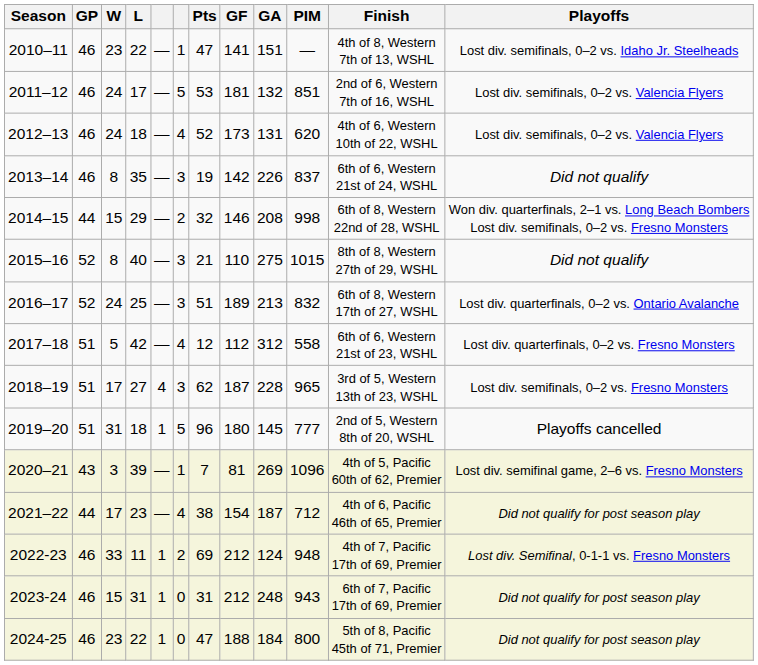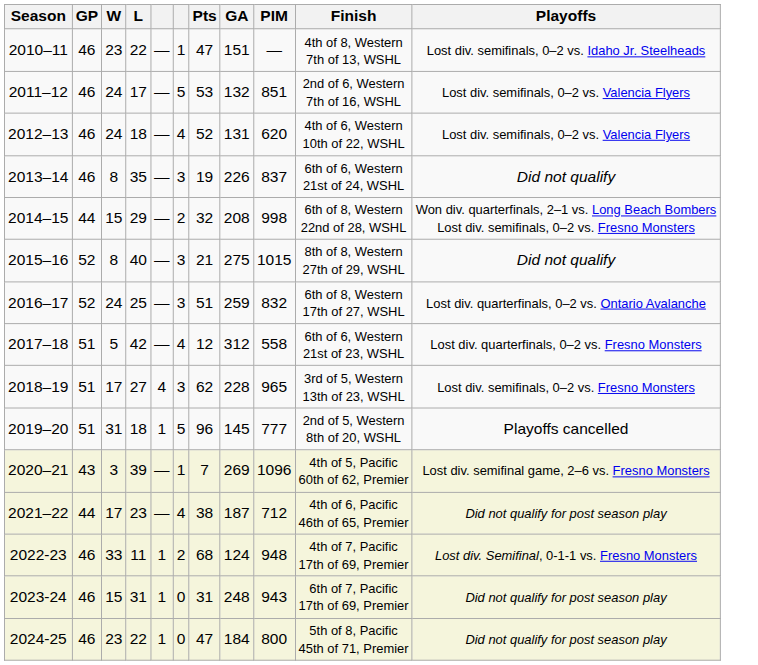- column: (237, 16)
(270, 302) 213 -> (237, 302) 259
(205, 555) 69 -> (205, 555) 68
